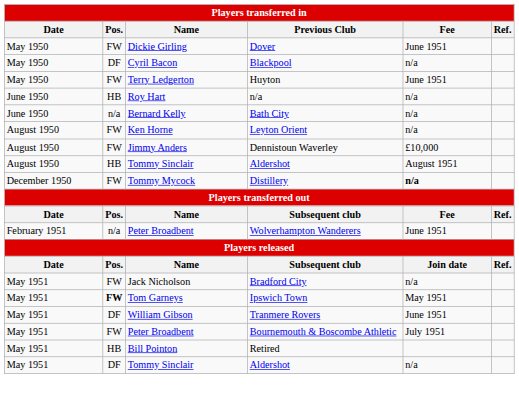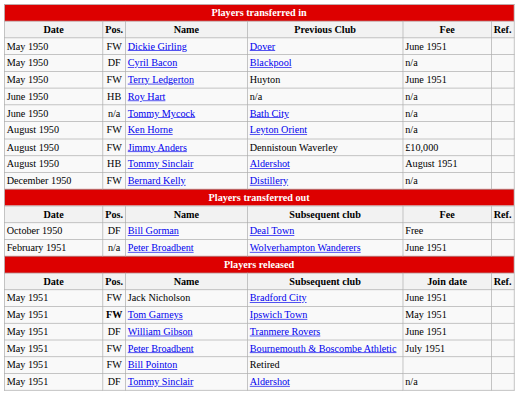(157, 113) Bernard Kelly -> (161, 113) Tommy Mycock
(161, 181) Tommy Mycock -> (157, 181) Bernard Kelly
(412, 181) bold -> (411, 181) normal
+ row: (35, 231)
(411, 281) n/a -> (426, 298) June 1951
(114, 348) HB -> (114, 365) FW
